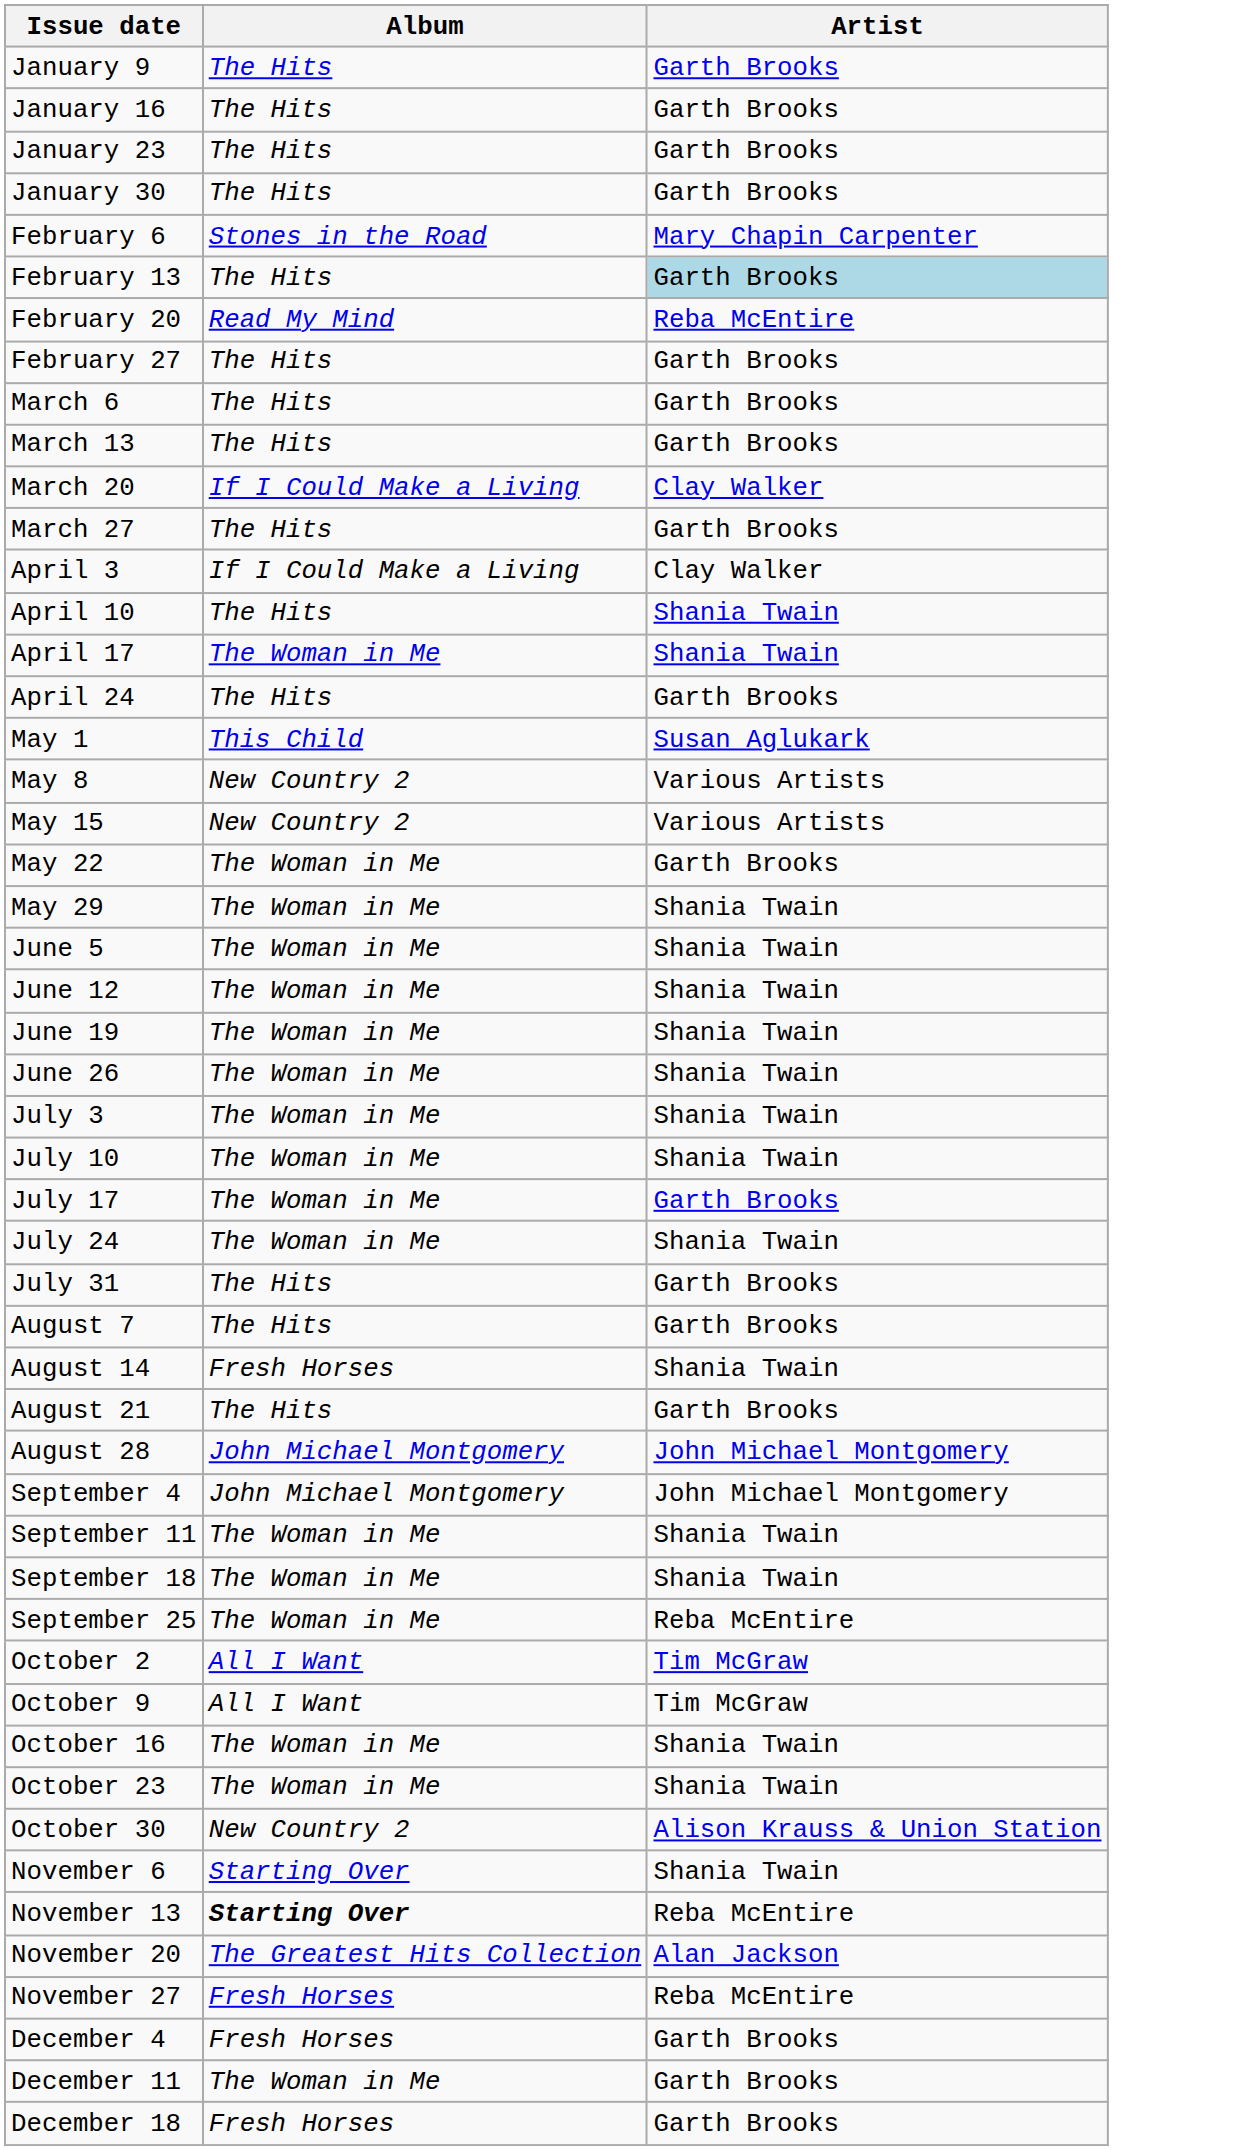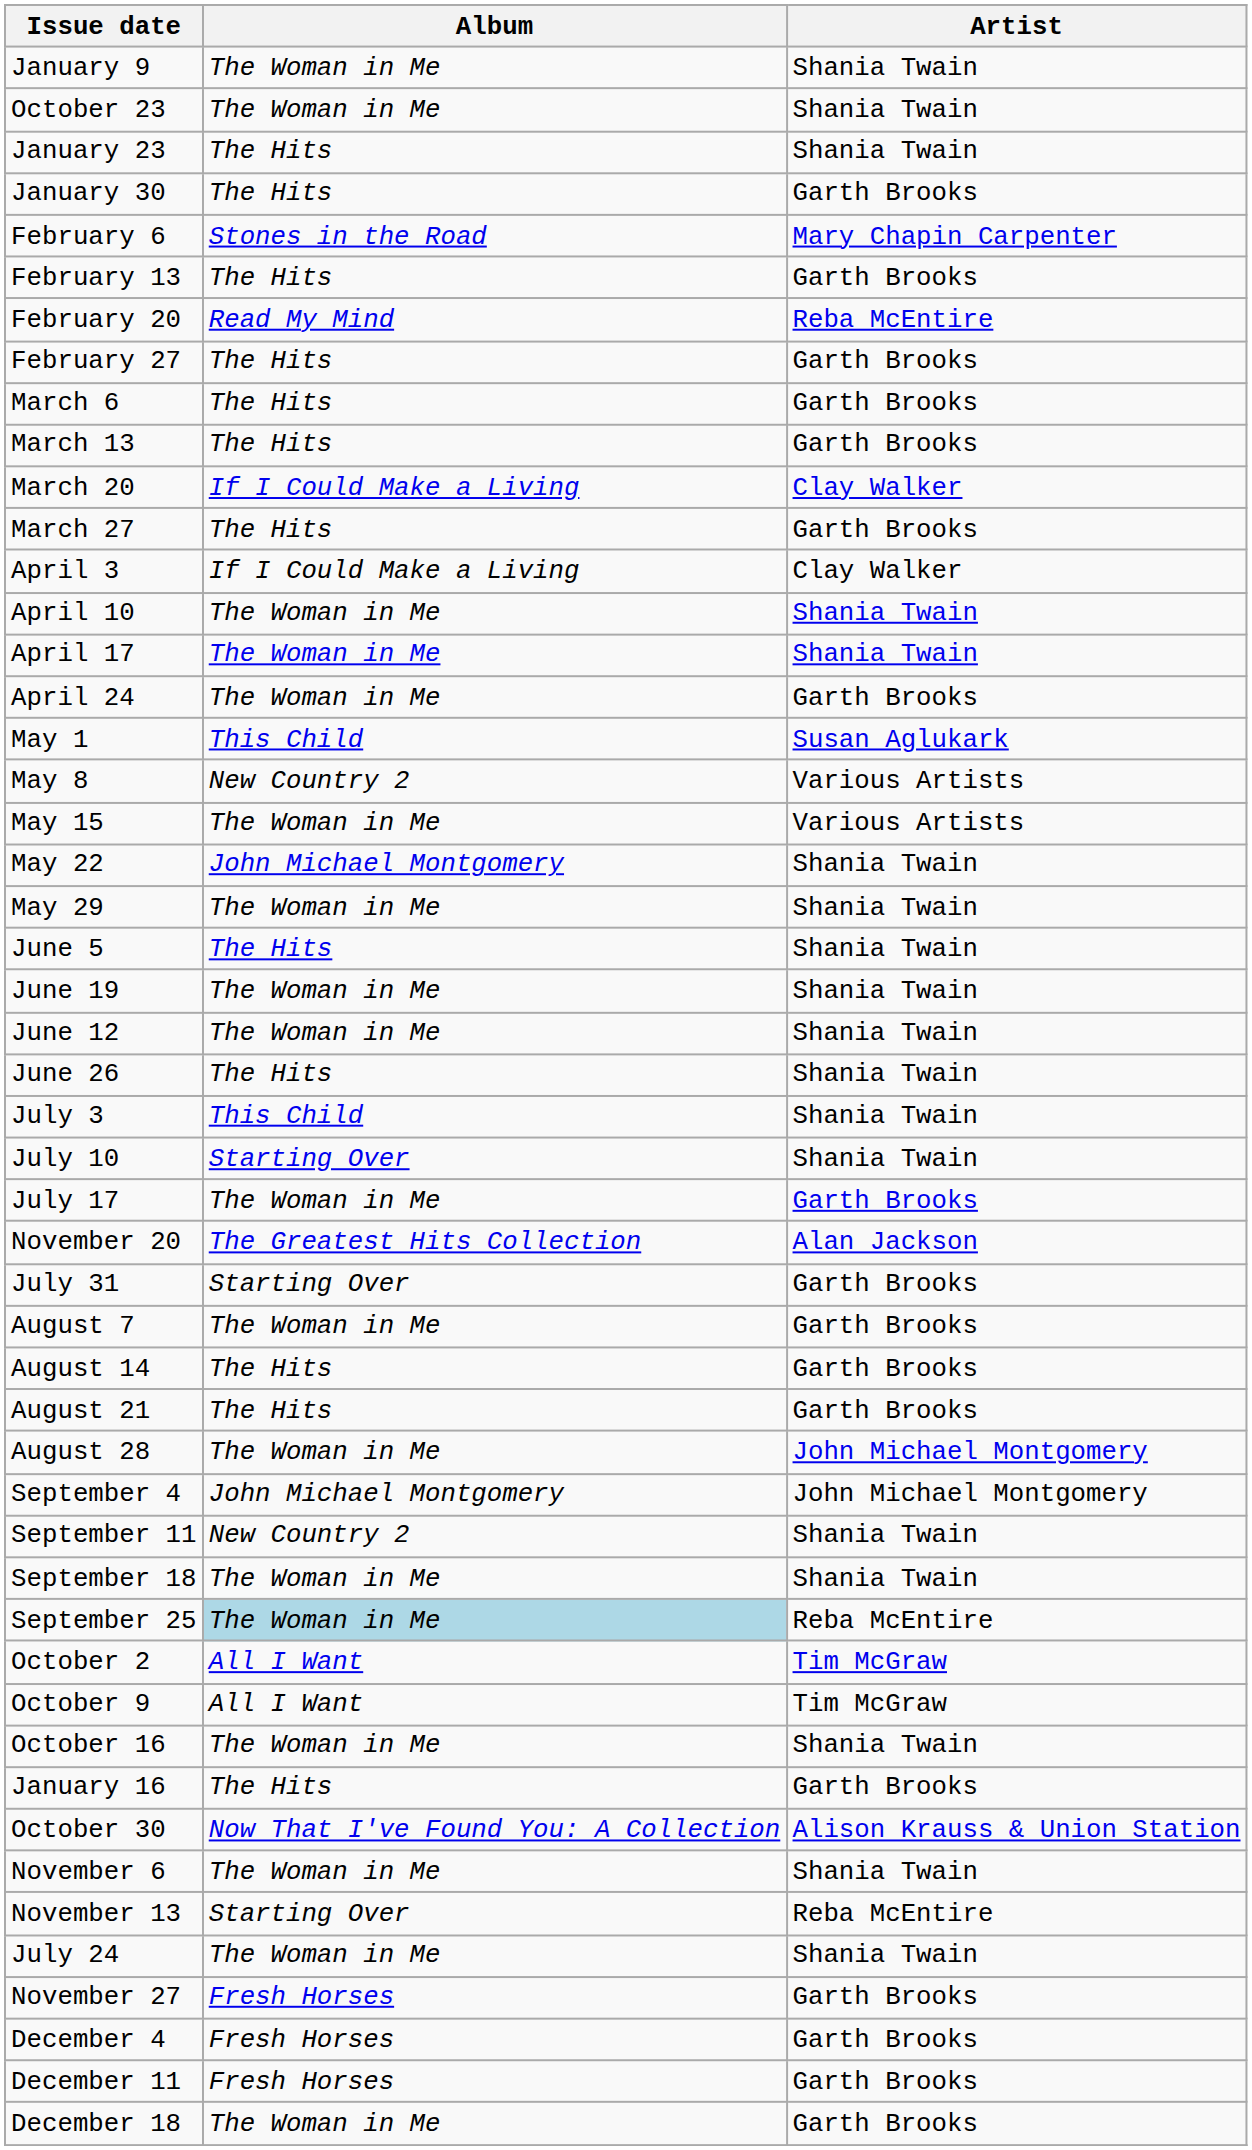(271, 68) The Hits -> (325, 68) The Woman in Me
(746, 68) Garth Brooks -> (885, 68) Shania Twain
rows swapped: (88, 110) <-> (88, 1788)
(746, 152) Garth Brooks -> (885, 152) Shania Twain
(746, 278) lightblue background -> (885, 278) no background
(271, 613) The Hits -> (325, 613) The Woman in Me
(271, 697) The Hits -> (325, 697) The Woman in Me
(309, 823) New Country 2 -> (325, 823) The Woman in Me
(325, 865) The Woman in Me -> (386, 865) John Michael Montgomery
(746, 865) Garth Brooks -> (885, 865) Shania Twain
(325, 949) The Woman in Me -> (271, 949) The Hits
rows swapped: (65, 991) <-> (65, 1033)
(325, 1075) The Woman in Me -> (271, 1075) The Hits
(325, 1117) The Woman in Me -> (286, 1117) This Child
(325, 1159) The Woman in Me -> (309, 1159) Starting Over
rows swapped: (65, 1243) <-> (96, 1956)
(271, 1285) The Hits -> (309, 1285) Starting Over
(271, 1326) The Hits -> (325, 1326) The Woman in Me
(301, 1368) Fresh Horses -> (271, 1368) The Hits
(746, 1368) Shania Twain -> (885, 1368) Garth Brooks
(386, 1452) John Michael Montgomery -> (325, 1452) The Woman in Me
(325, 1536) The Woman in Me -> (309, 1536) New Country 2
(325, 1620) no background -> (325, 1620) lightblue background
(309, 1830) New Country 2 -> (495, 1830) Now That I've Found You: A Collection
(309, 1872) Starting Over -> (325, 1872) The Woman in Me
(309, 1914) bold -> (309, 1914) normal
(754, 1998) Reba McEntire -> (885, 1998) Garth Brooks
(325, 2082) The Woman in Me -> (301, 2082) Fresh Horses
(301, 2124) Fresh Horses -> (325, 2124) The Woman in Me
